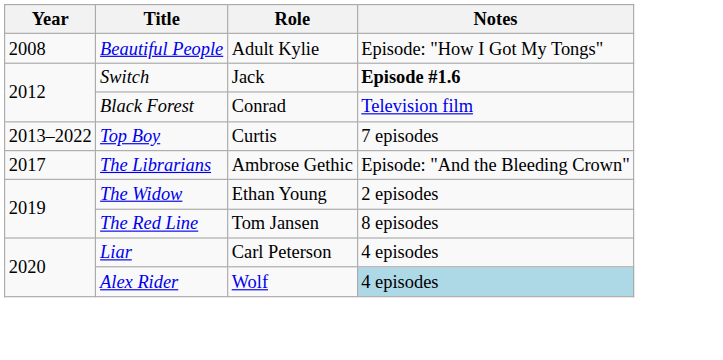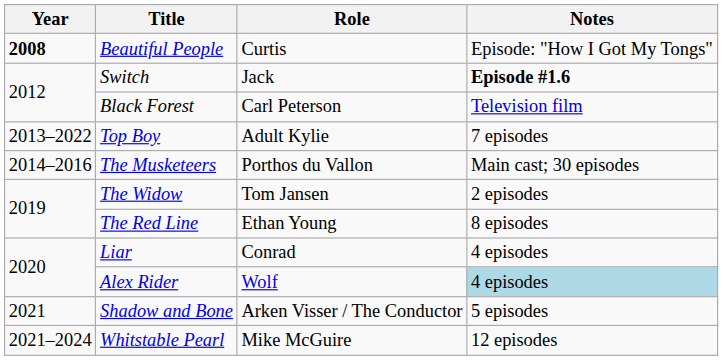(27, 48) normal -> (27, 48) bold
(275, 48) Adult Kylie -> (264, 48) Curtis
(259, 106) Conrad -> (291, 106) Carl Peterson
(254, 135) Curtis -> (285, 135) Adult Kylie
+ row: (158, 164)
- row: (156, 164)
(279, 194) Ethan Young -> (285, 194) Tom Jansen
(275, 223) Tom Jansen -> (289, 223) Ethan Young
(282, 252) Carl Peterson -> (269, 252) Conrad
+ row: (167, 310)
+ row: (162, 340)
